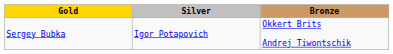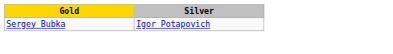- column: (324, 11)
